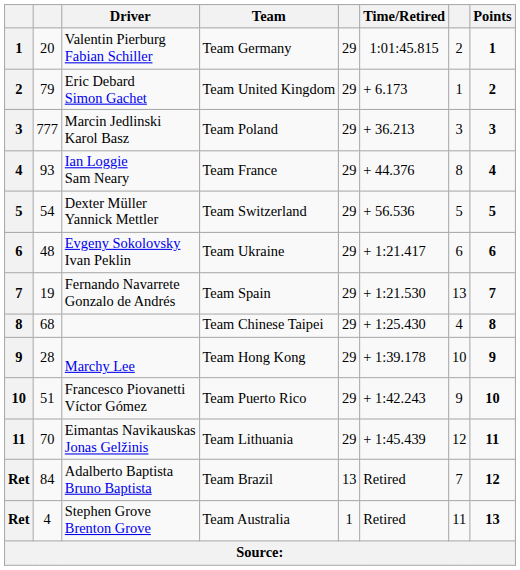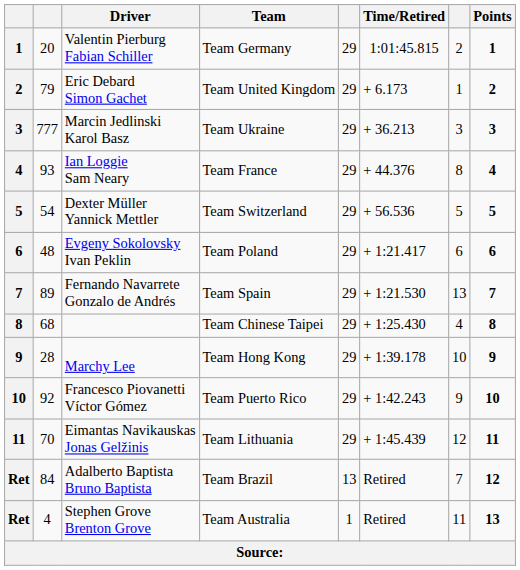(240, 129) Team Poland -> (243, 129) Team Ukraine
(243, 251) Team Ukraine -> (240, 251) Team Poland
(47, 292) 19 -> (47, 292) 89
(47, 397) 51 -> (47, 397) 92
